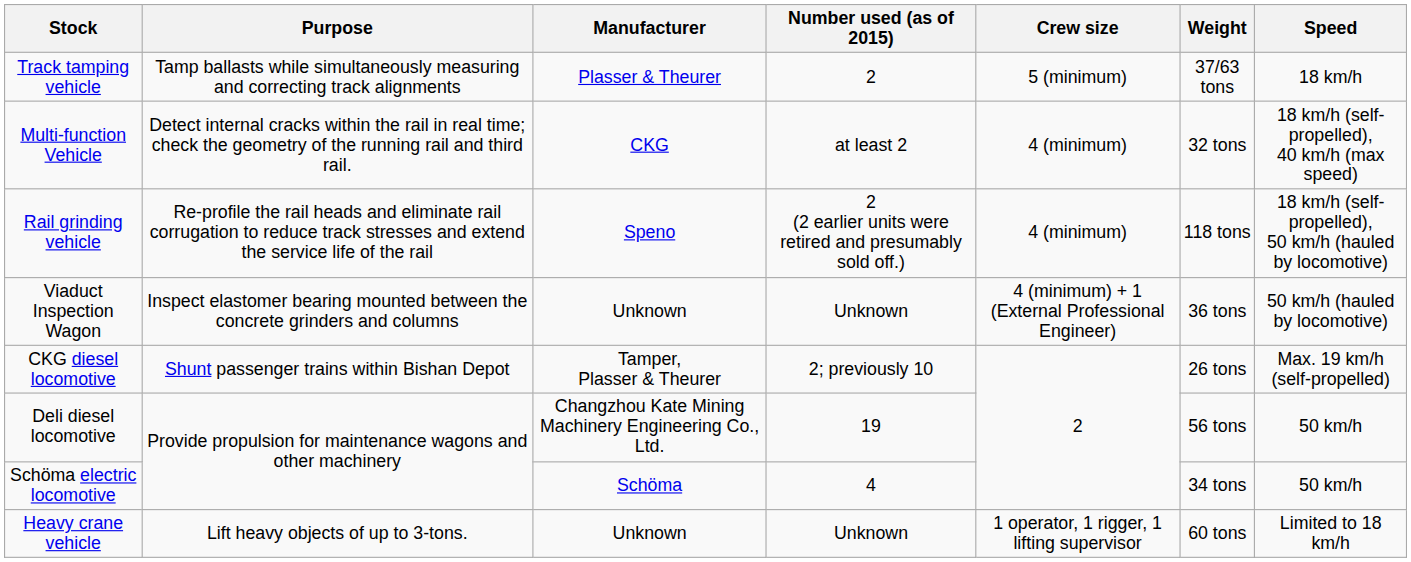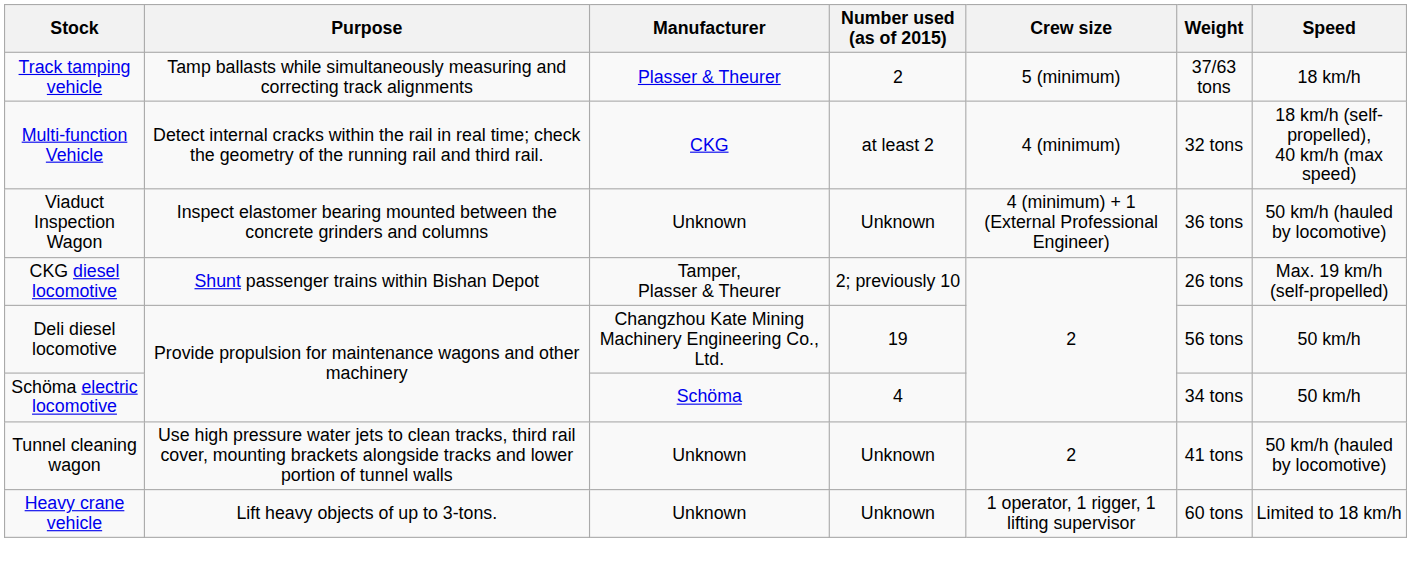- row: (73, 232)
+ row: (75, 455)
